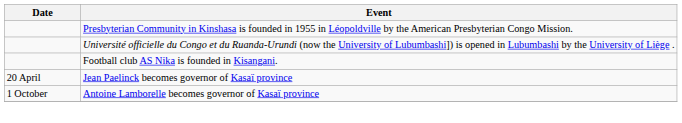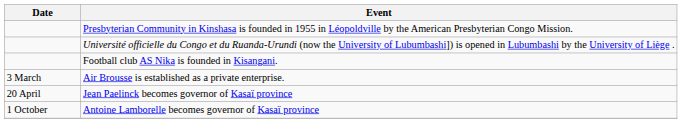+ row: (184, 77)
